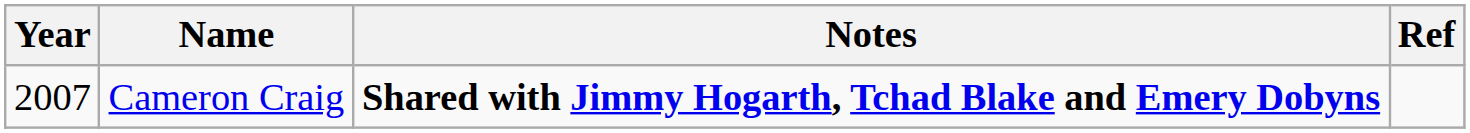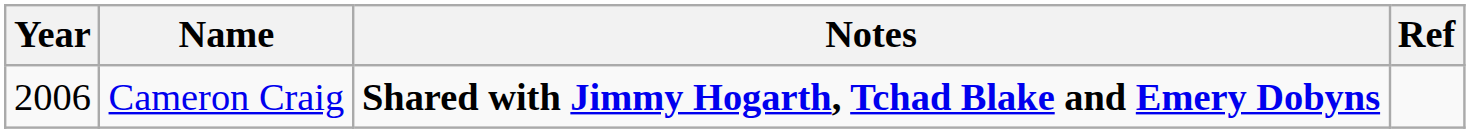(52, 95) 2007 -> (52, 95) 2006
